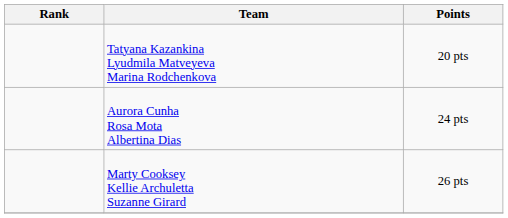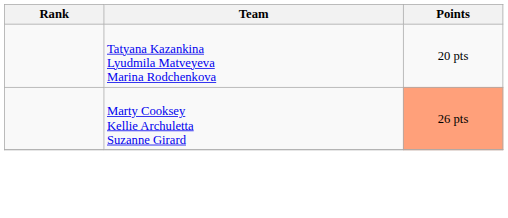- row: (144, 125)
(453, 181) no background -> (453, 118) lightsalmon background
